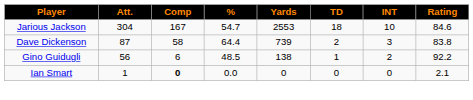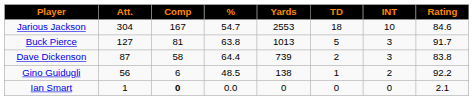+ row: (51, 42)
